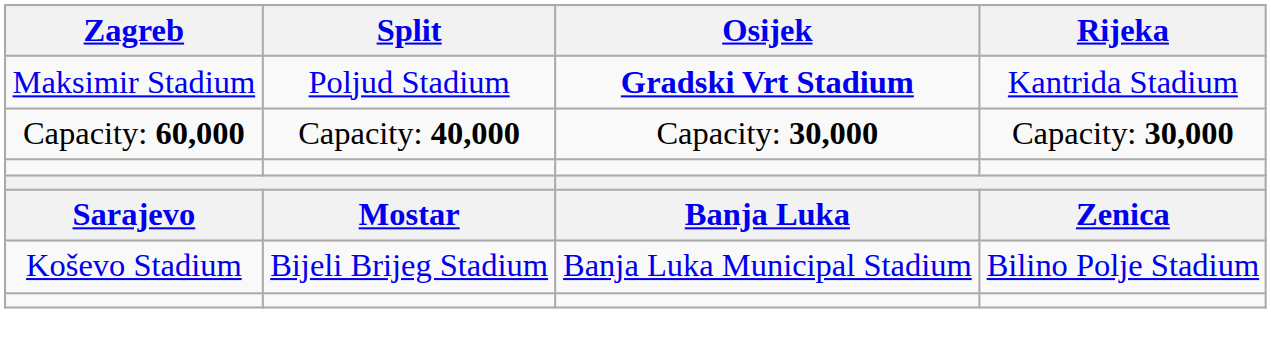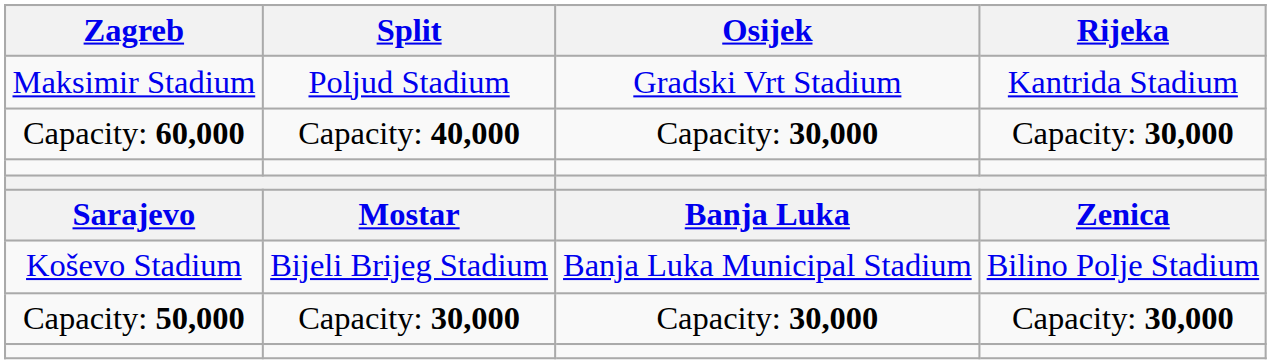(767, 81) bold -> (767, 81) normal
+ row: (134, 317)
